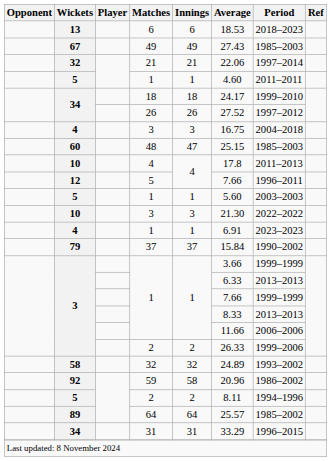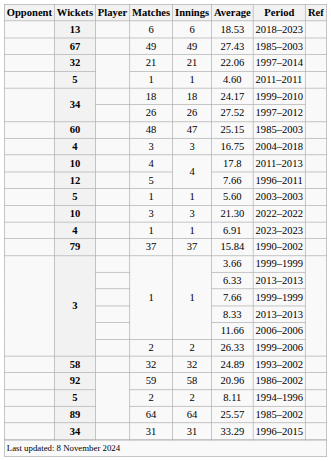rows swapped: (75, 130) <-> (75, 146)
